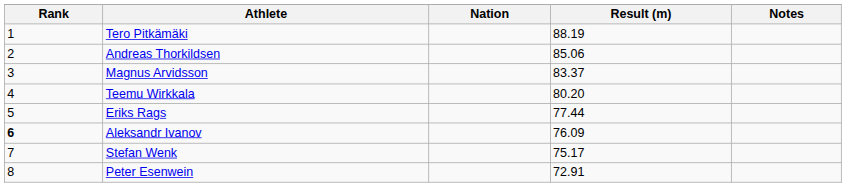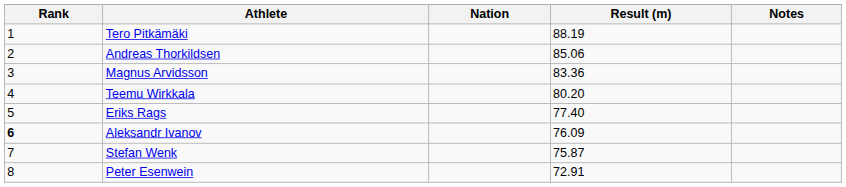(569, 73) 83.37 -> (569, 73) 83.36
(569, 113) 77.44 -> (569, 113) 77.40
(569, 152) 75.17 -> (569, 152) 75.87
